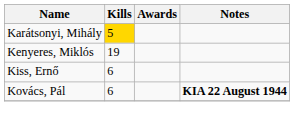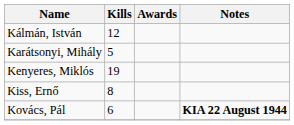+ row: (44, 33)
(110, 33) gold background -> (110, 52) no background
(110, 71) 6 -> (110, 91) 8
